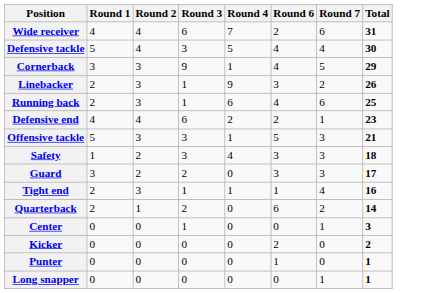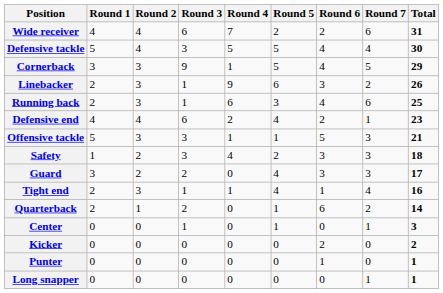+ column: (294, 13)
